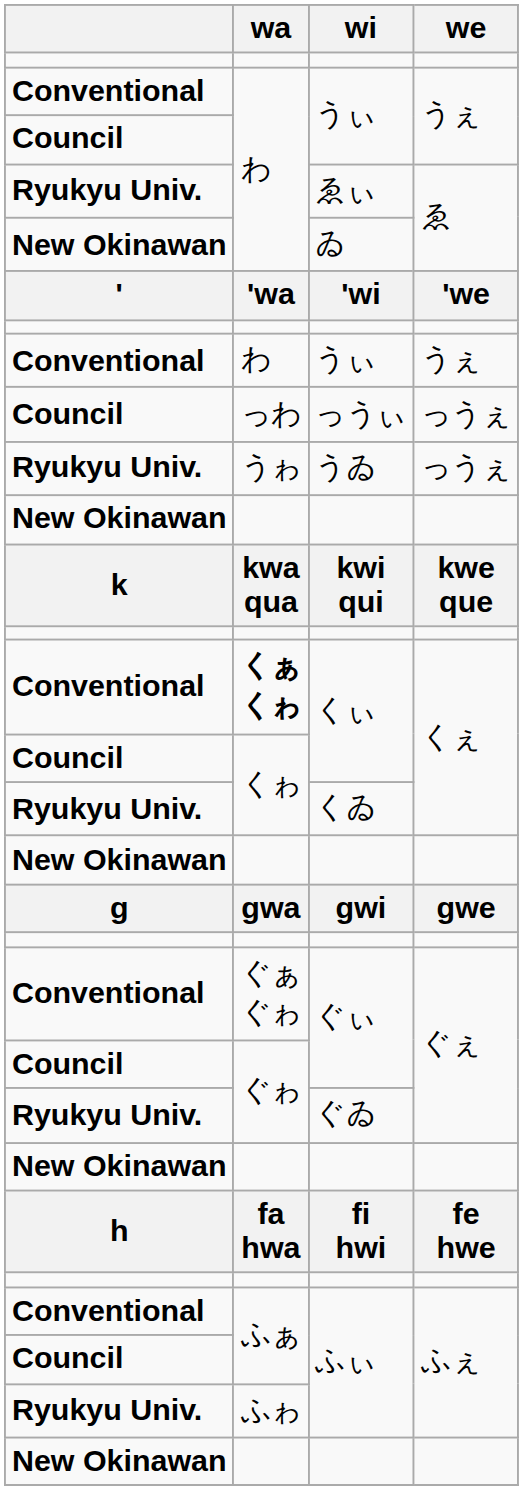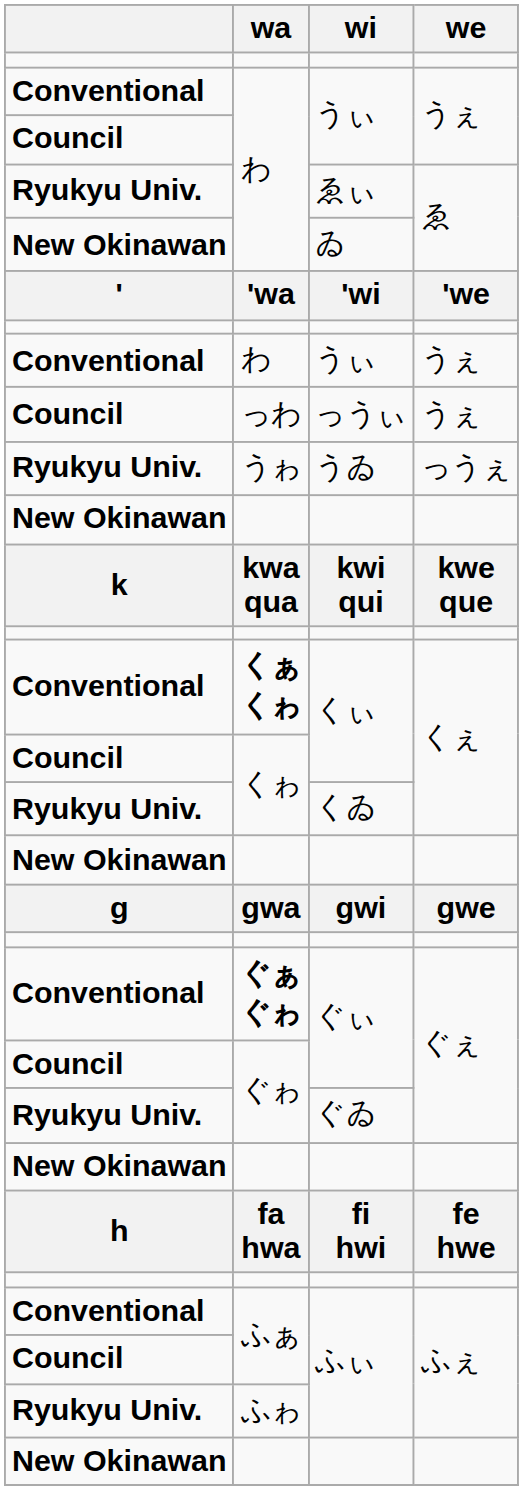(466, 413) っうぇ -> (451, 413) うぇ
(271, 991) normal -> (271, 991) bold
